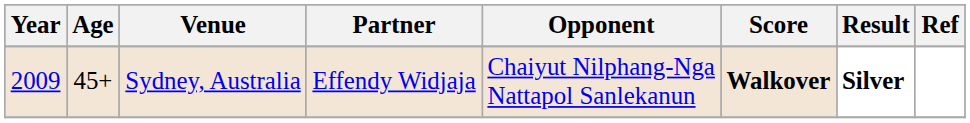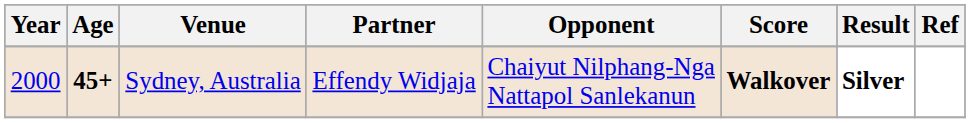(36, 81) 2009 -> (36, 81) 2000
(93, 81) normal -> (93, 81) bold
